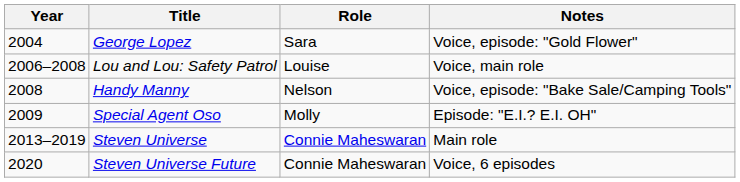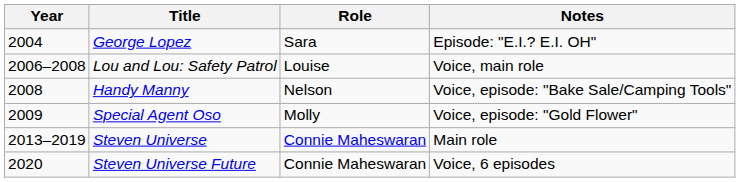(535, 41) Voice, episode: "Gold Flower" -> (515, 41) Episode: "E.I.? E.I. OH"
(515, 115) Episode: "E.I.? E.I. OH" -> (535, 115) Voice, episode: "Gold Flower"
